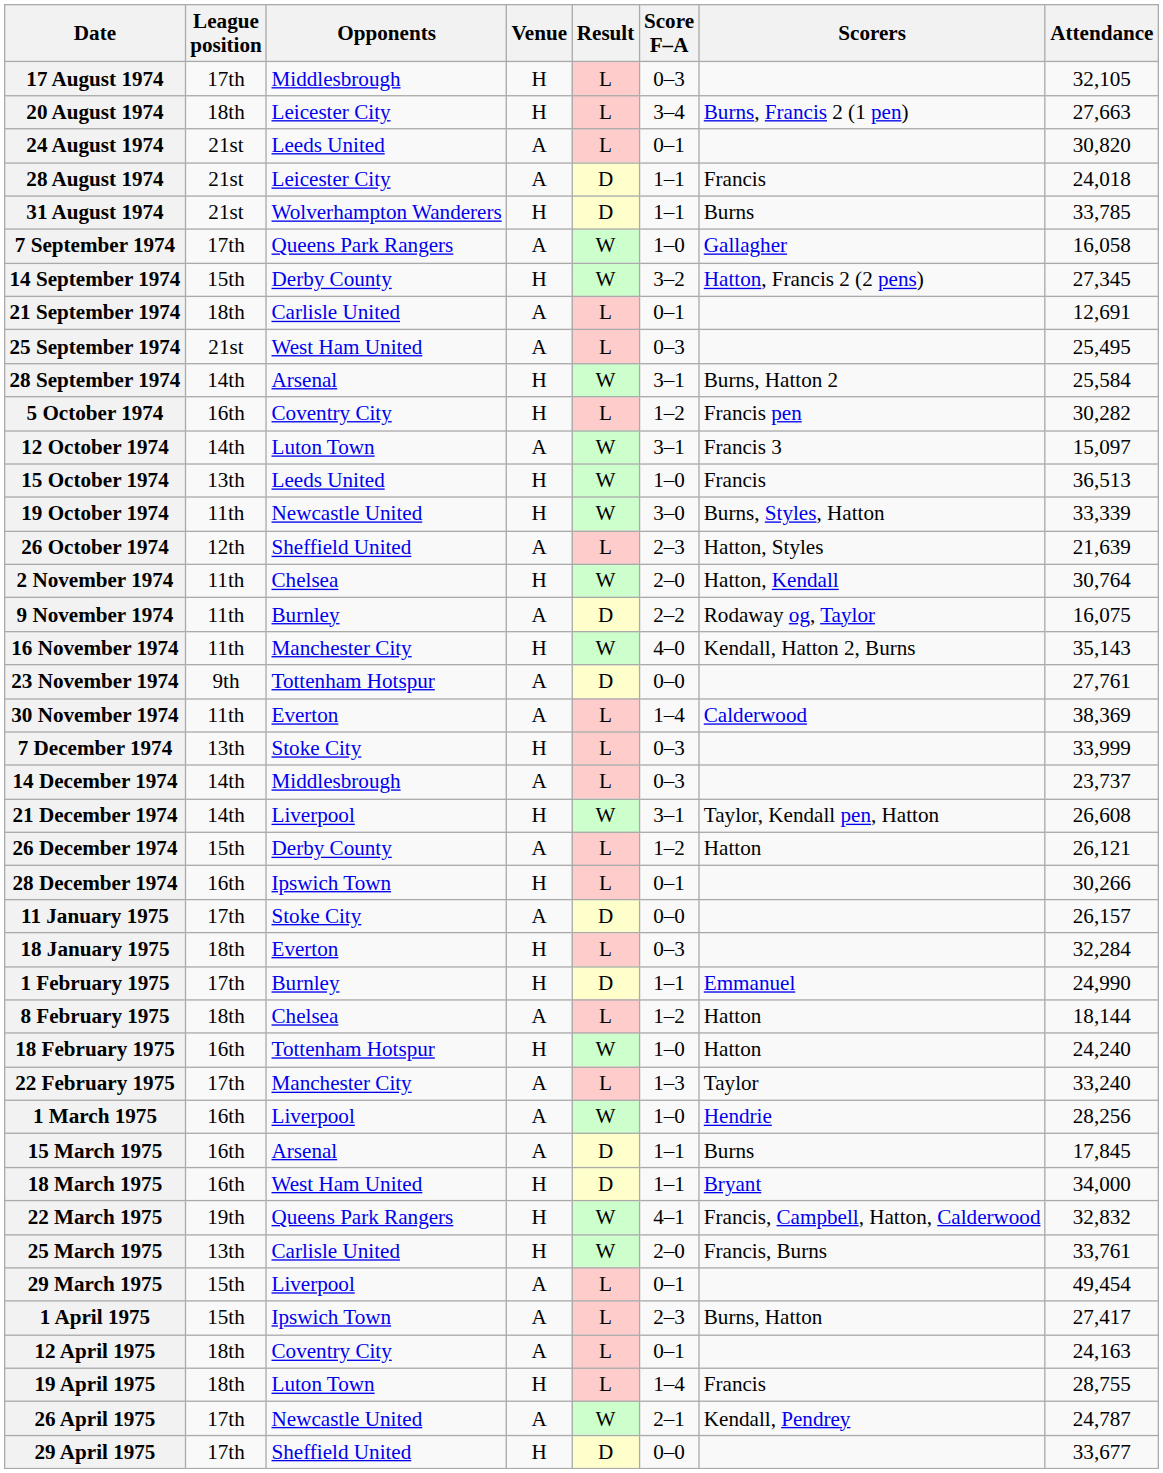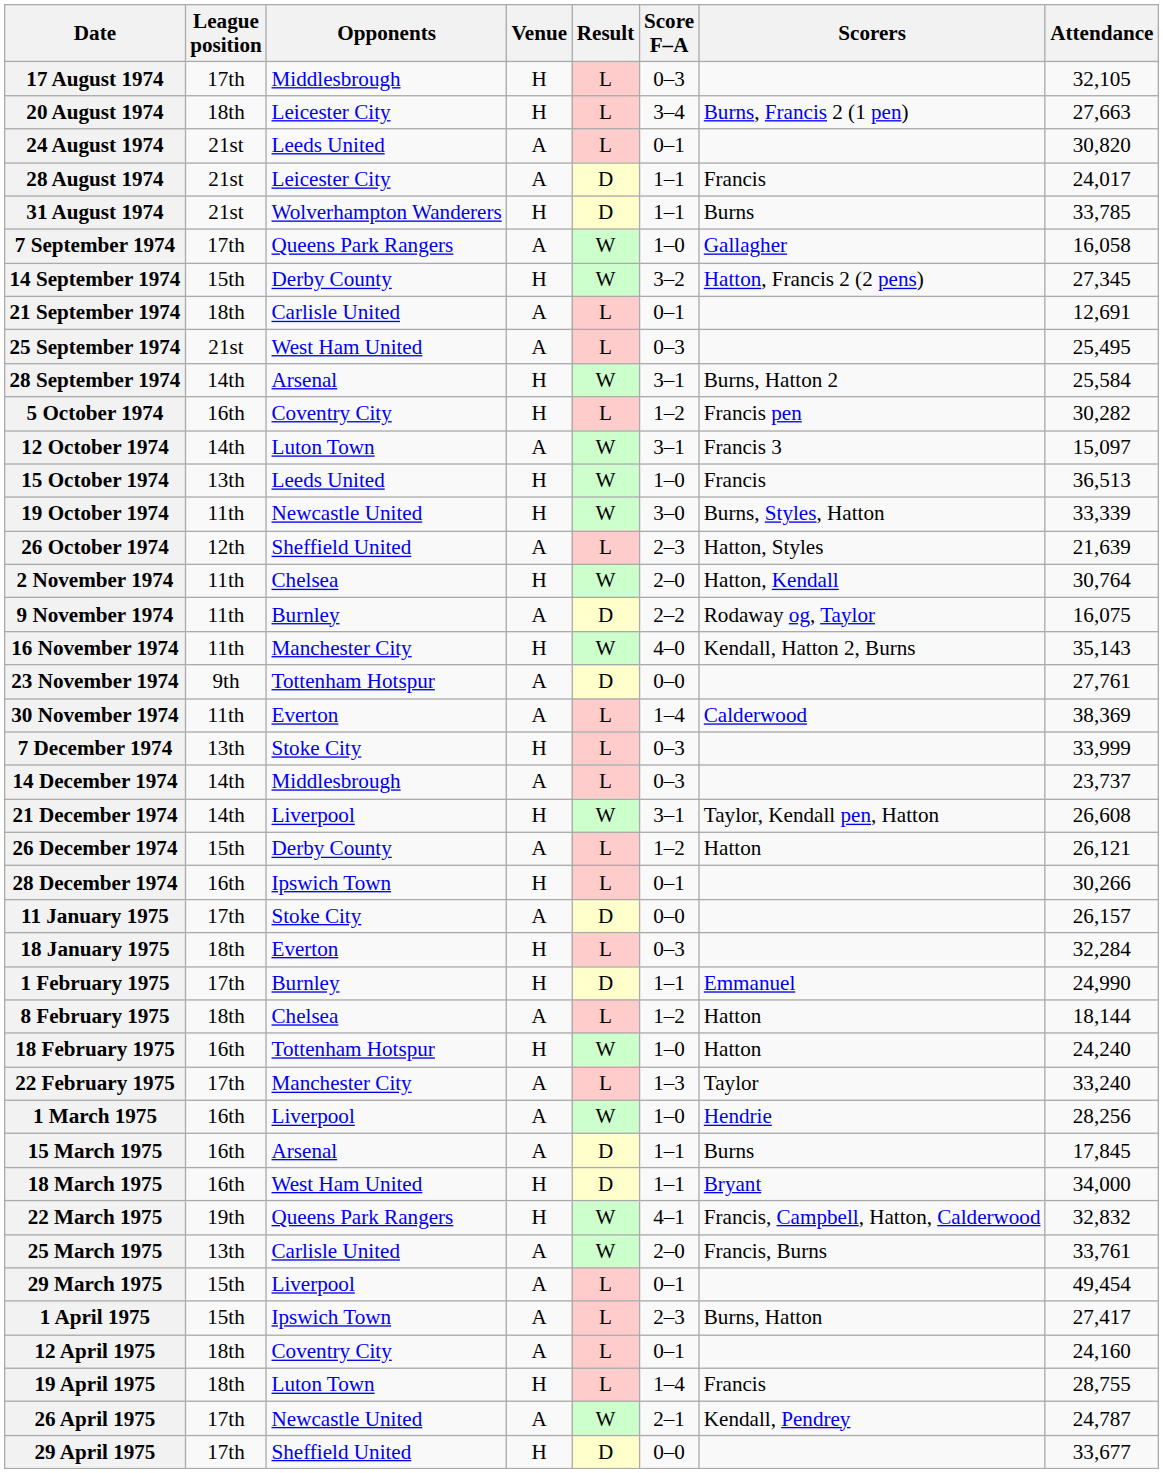(1102, 178) 24,018 -> (1102, 178) 24,017
(539, 1250) H -> (539, 1250) A
(1102, 1351) 24,163 -> (1102, 1351) 24,160
